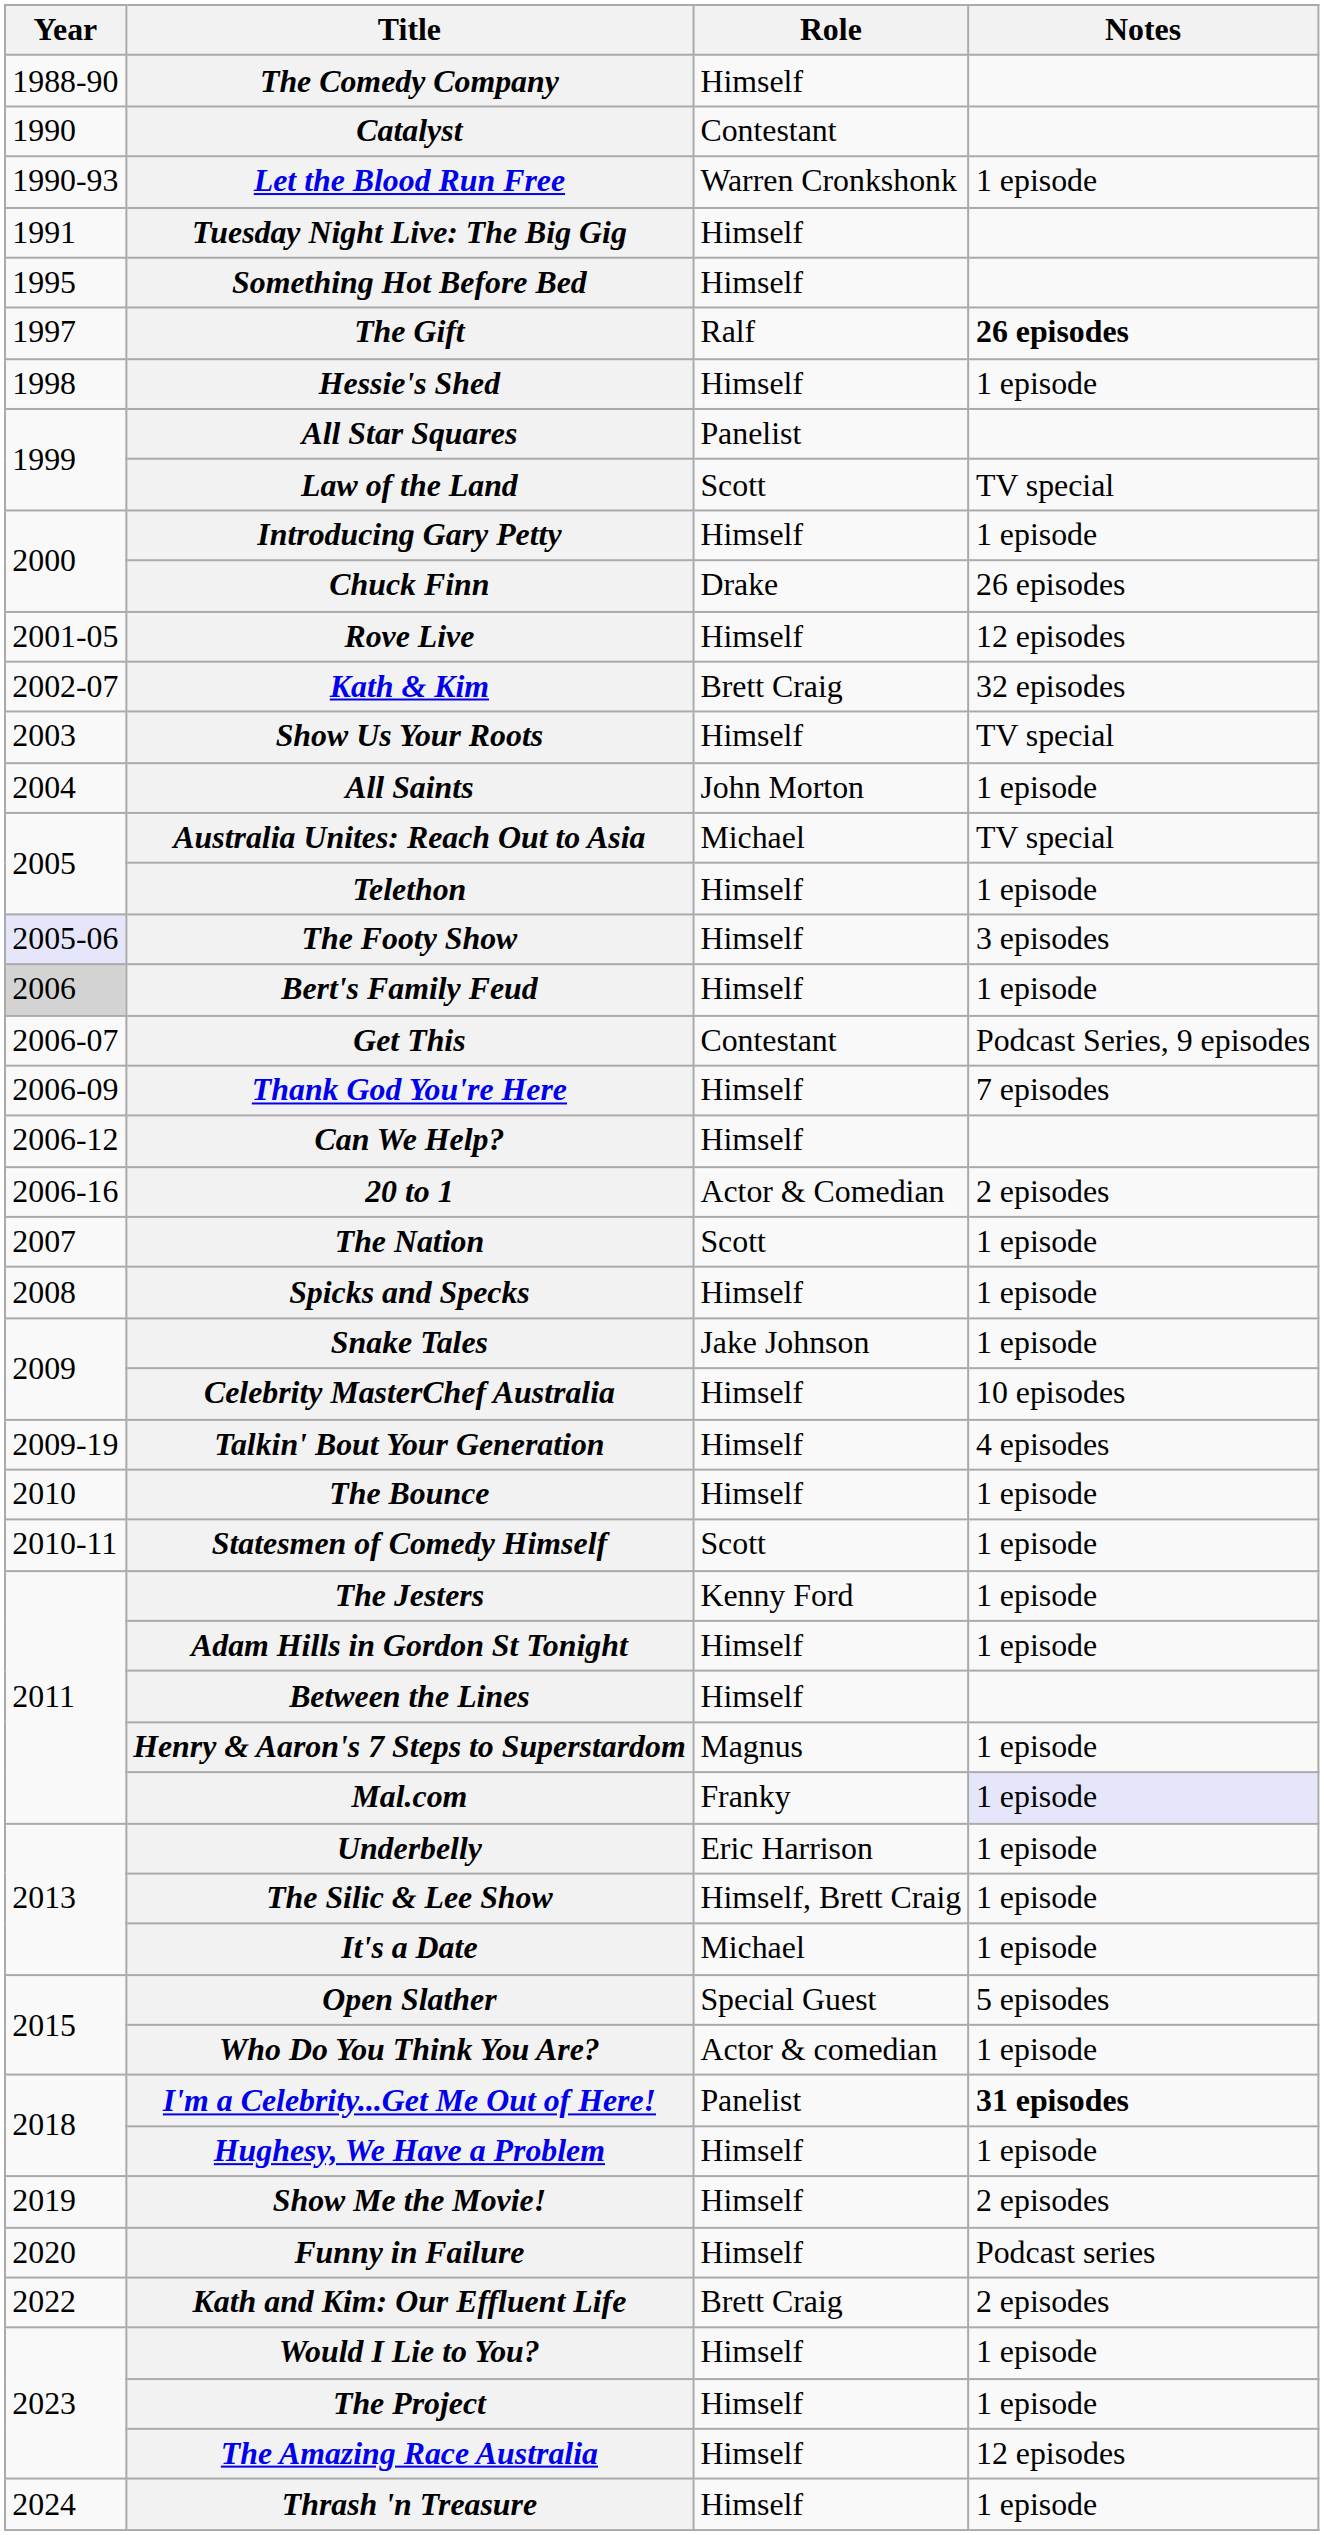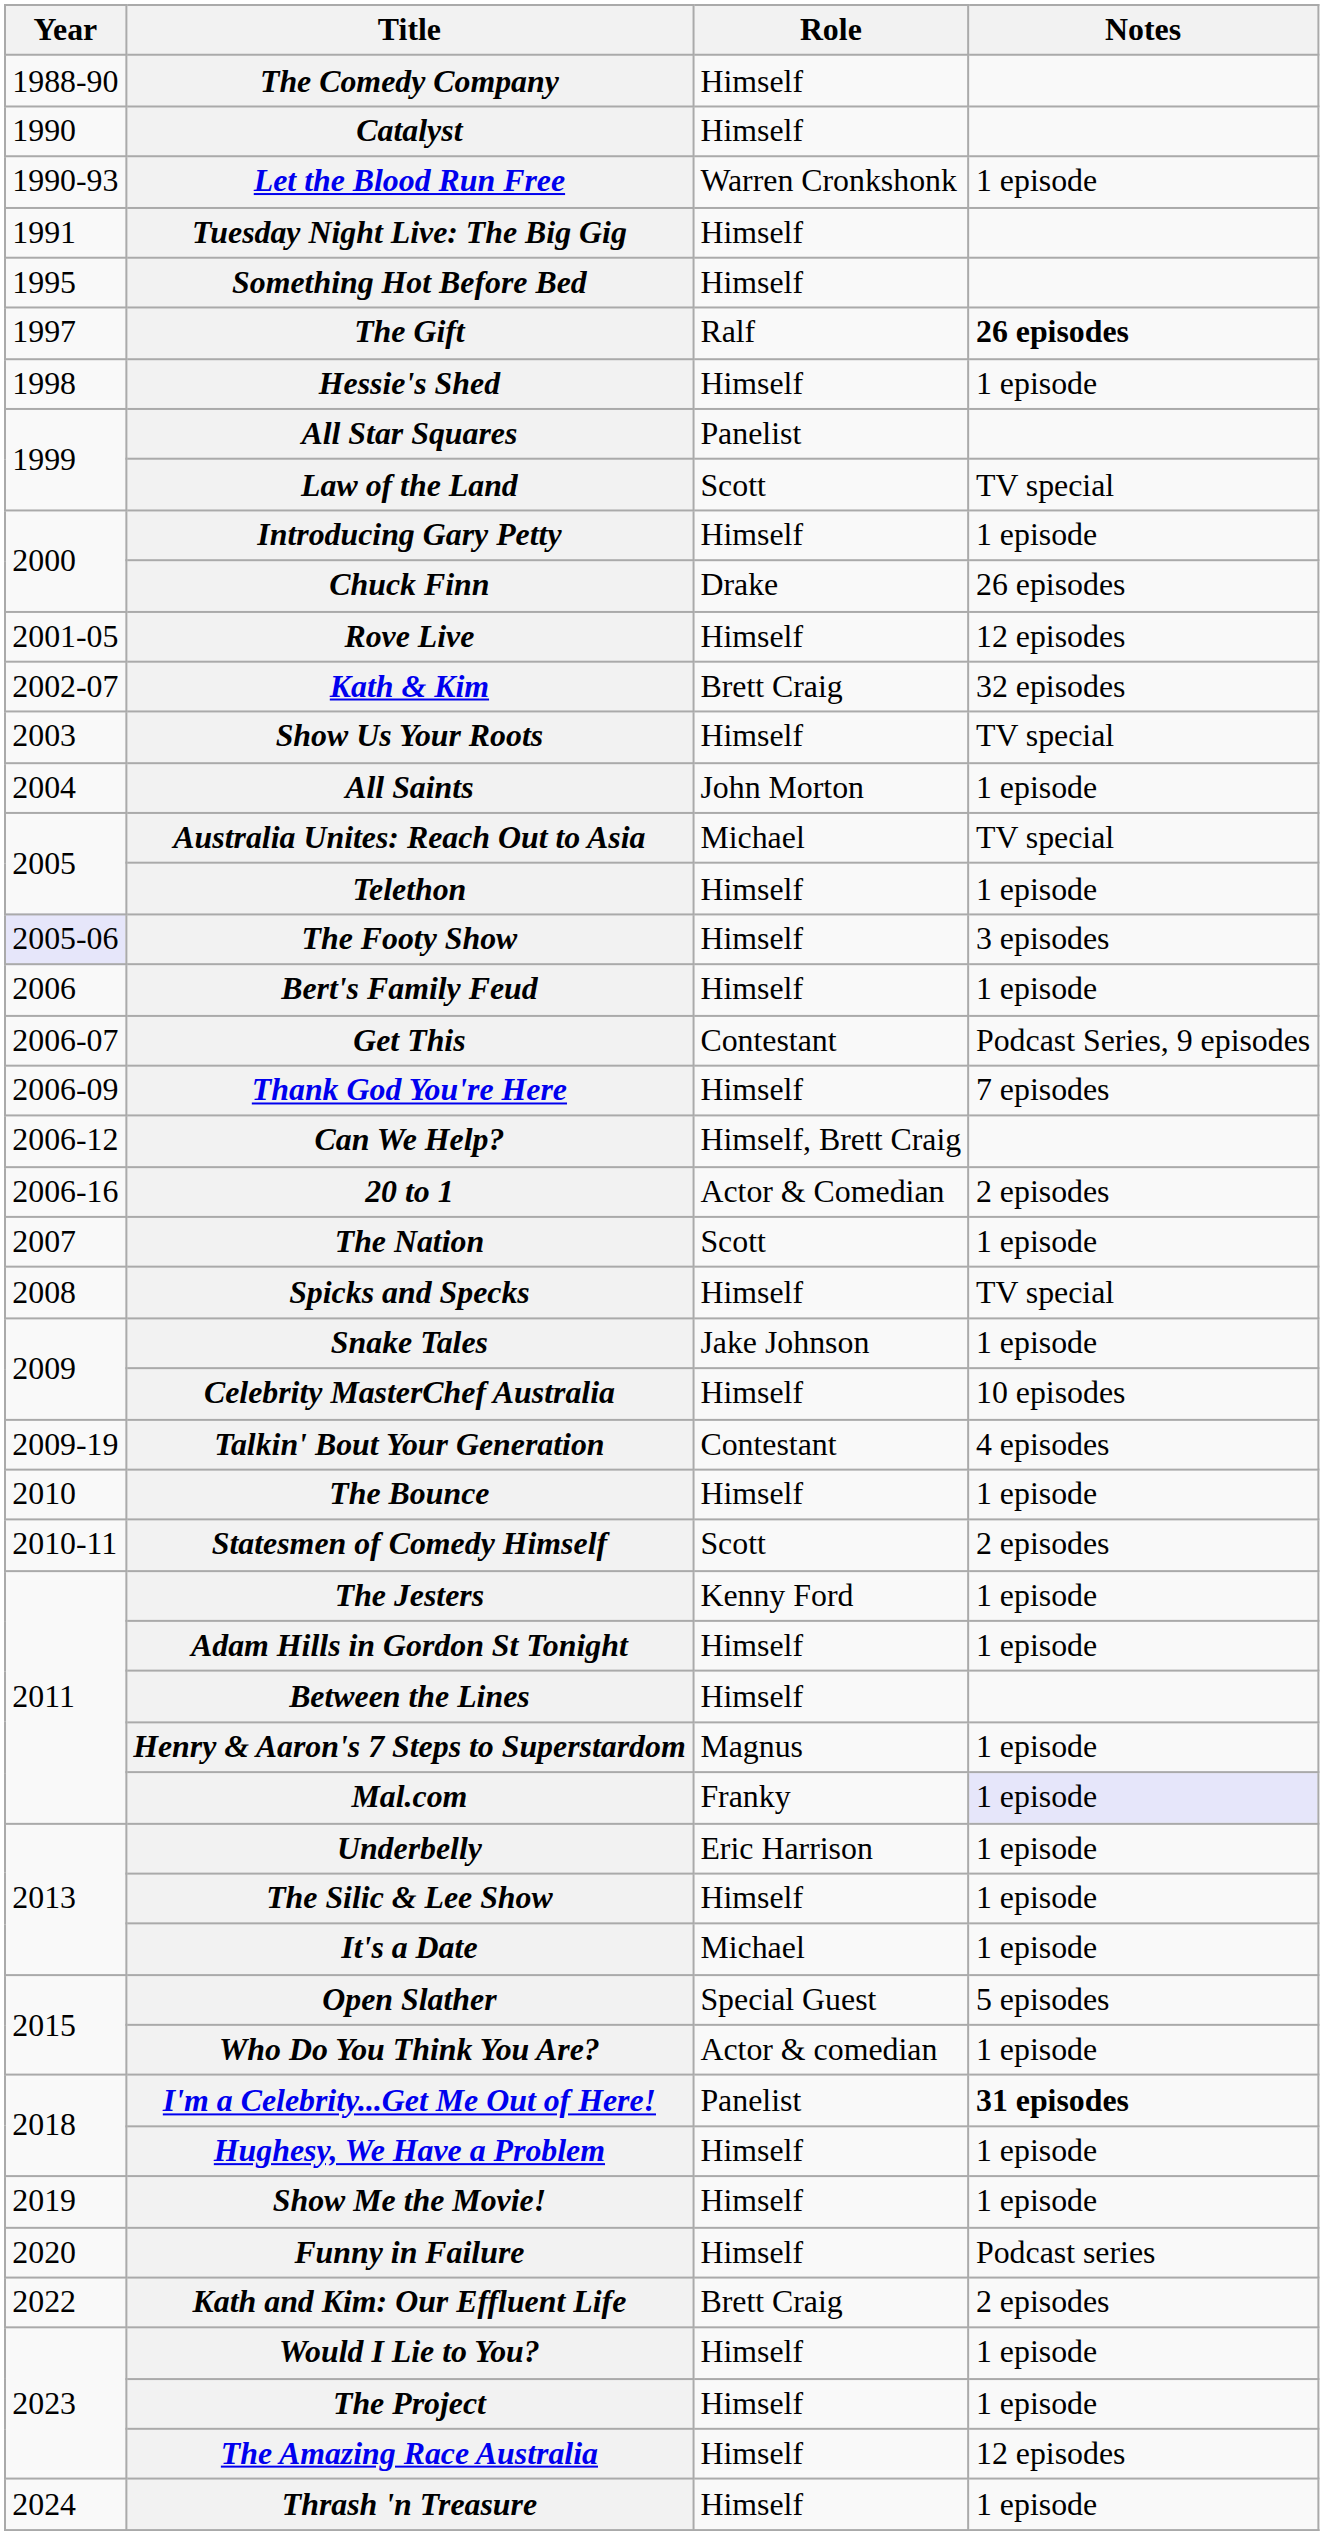(769, 130) Contestant -> (752, 130) Himself
(44, 989) lightgrey background -> (44, 989) no background
(752, 1140) Himself -> (831, 1140) Himself, Brett Craig
(1037, 1292) 1 episode -> (1045, 1292) TV special
(752, 1443) Himself -> (769, 1443) Contestant
(1037, 1544) 1 episode -> (1043, 1544) 2 episodes
(831, 1898) Himself, Brett Craig -> (752, 1898) Himself
(1043, 2201) 2 episodes -> (1037, 2201) 1 episode
